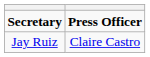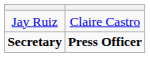rows swapped: (35, 21) <-> (35, 42)
